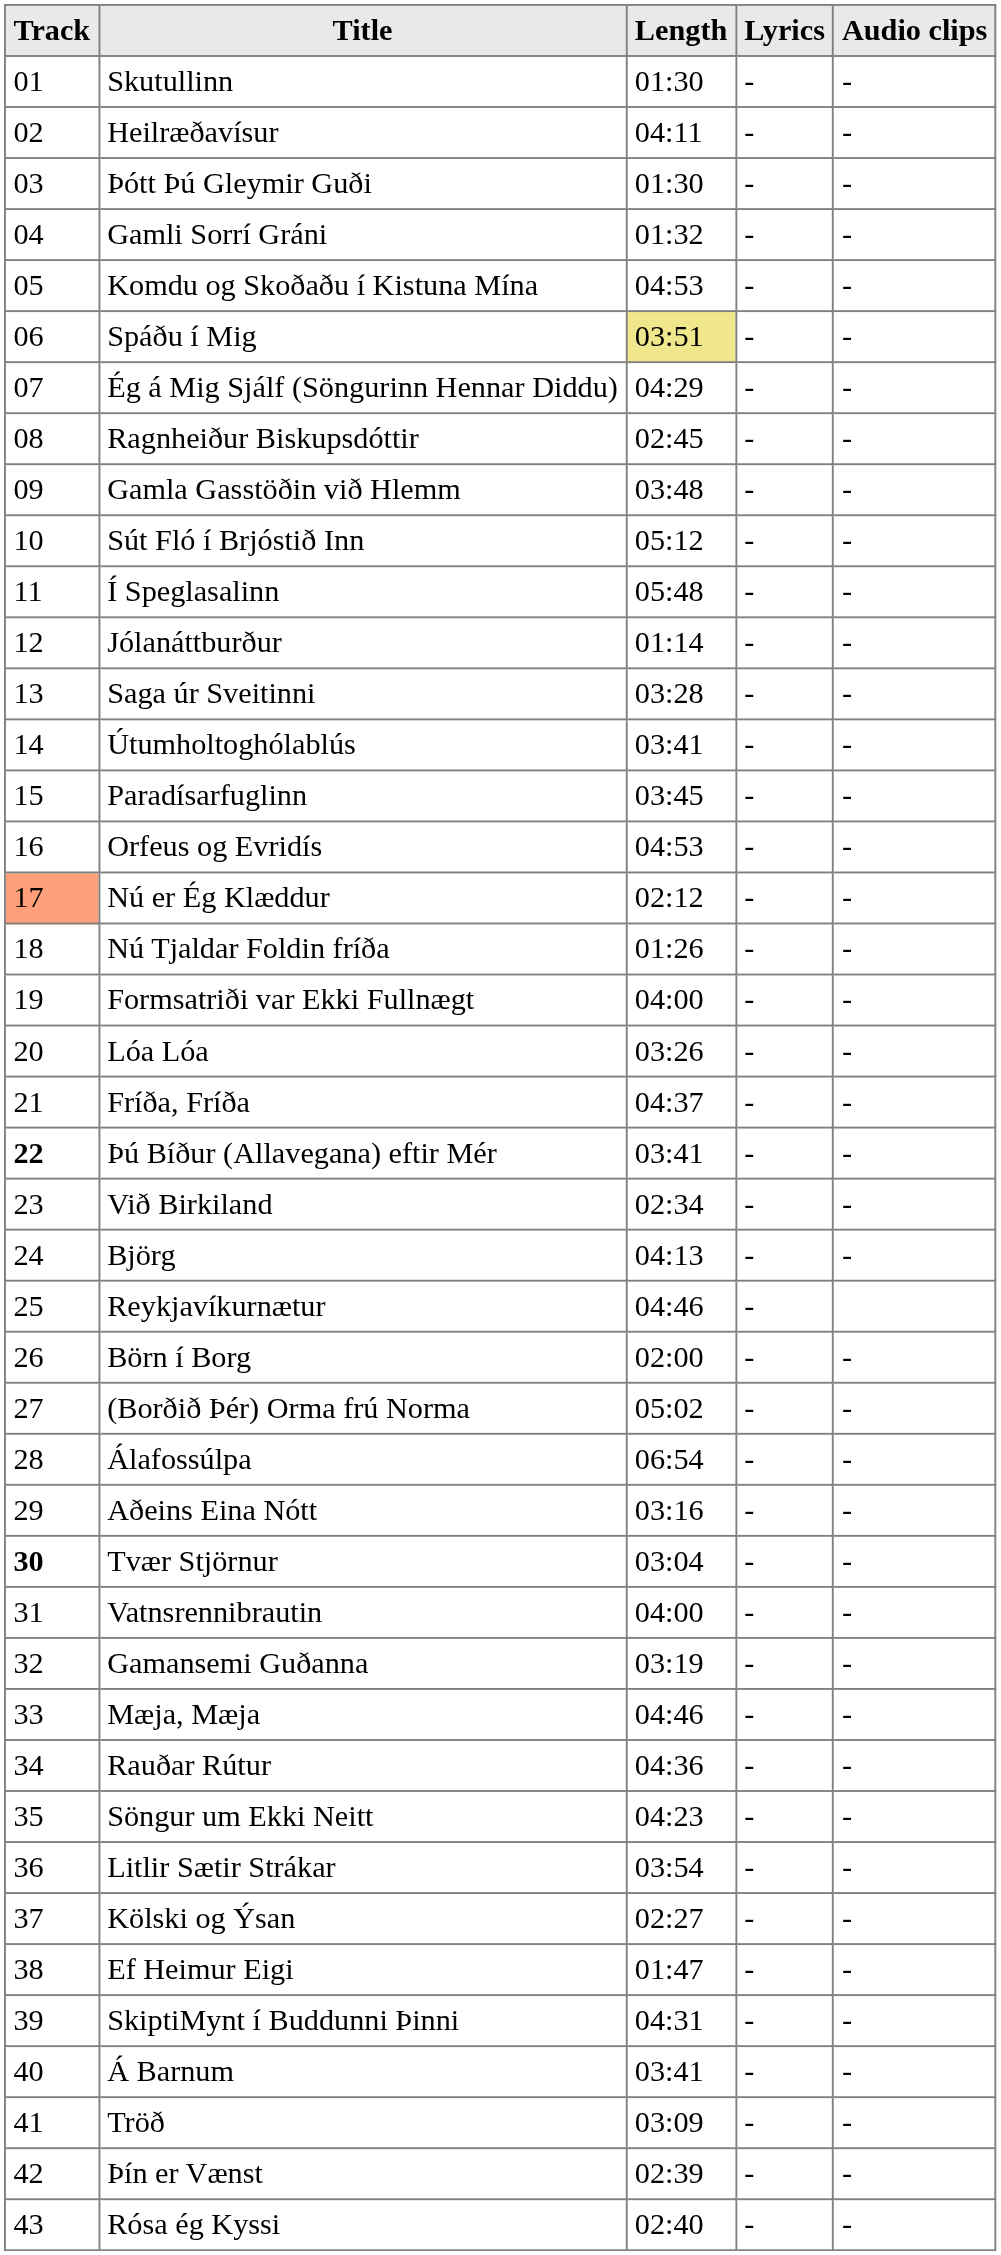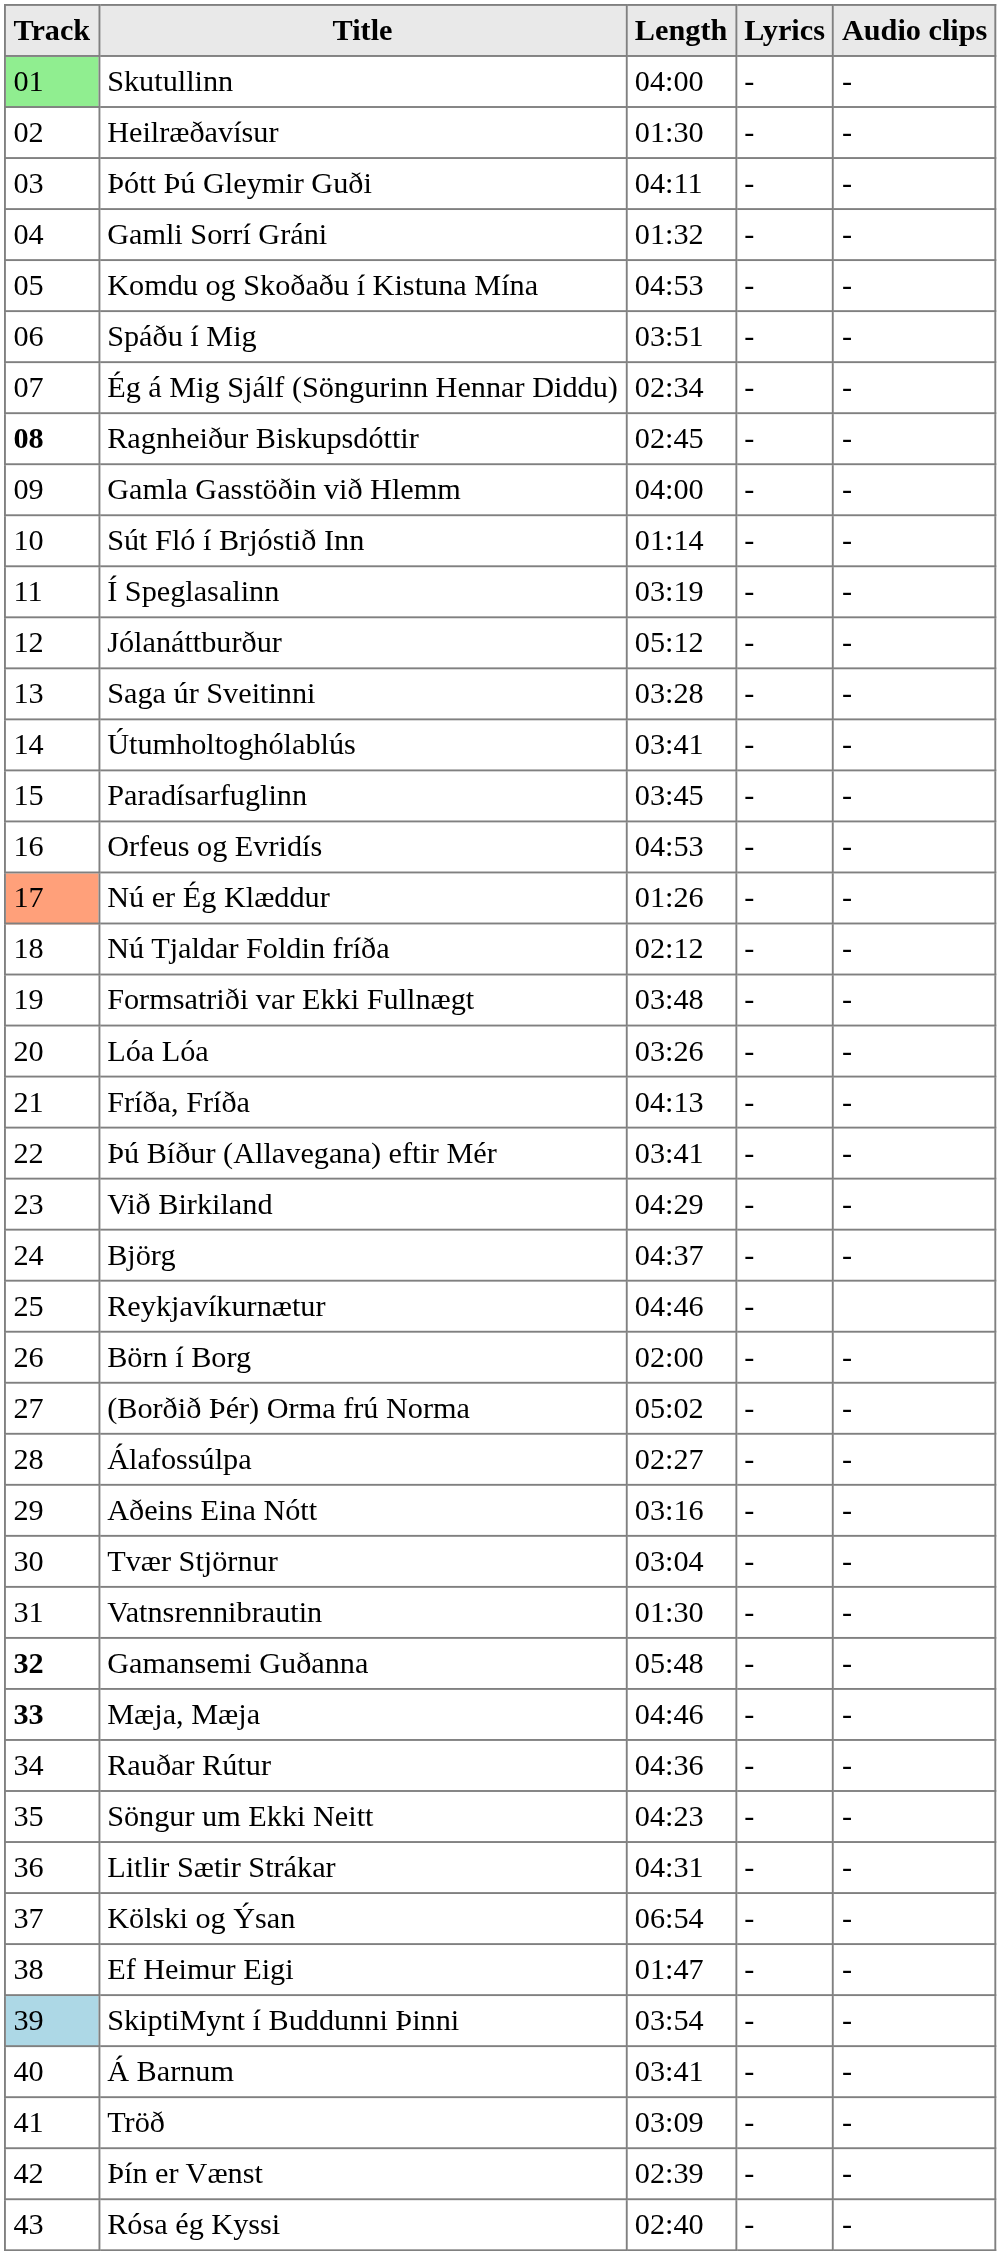(29, 81) no background -> (29, 81) lightgreen background
(669, 81) 01:30 -> (669, 81) 04:00
(669, 132) 04:11 -> (669, 132) 01:30
(669, 183) 01:30 -> (669, 183) 04:11
(669, 336) khaki background -> (669, 336) no background
(669, 387) 04:29 -> (669, 387) 02:34
(29, 438) normal -> (29, 438) bold
(669, 489) 03:48 -> (669, 489) 04:00
(669, 540) 05:12 -> (669, 540) 01:14
(669, 591) 05:48 -> (669, 591) 03:19
(669, 642) 01:14 -> (669, 642) 05:12
(669, 897) 02:12 -> (669, 897) 01:26
(669, 948) 01:26 -> (669, 948) 02:12
(669, 999) 04:00 -> (669, 999) 03:48
(669, 1101) 04:37 -> (669, 1101) 04:13
(29, 1152) bold -> (29, 1152) normal
(669, 1203) 02:34 -> (669, 1203) 04:29
(669, 1254) 04:13 -> (669, 1254) 04:37
(669, 1458) 06:54 -> (669, 1458) 02:27
(29, 1560) bold -> (29, 1560) normal
(669, 1611) 04:00 -> (669, 1611) 01:30
(29, 1662) normal -> (29, 1662) bold
(669, 1662) 03:19 -> (669, 1662) 05:48
(29, 1714) normal -> (29, 1714) bold
(669, 1867) 03:54 -> (669, 1867) 04:31
(669, 1918) 02:27 -> (669, 1918) 06:54
(29, 2020) no background -> (29, 2020) lightblue background
(669, 2020) 04:31 -> (669, 2020) 03:54
